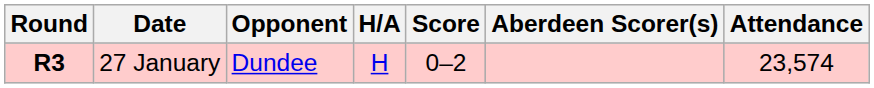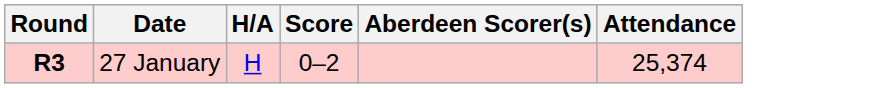- column: (289, 23)
(796, 62) 23,574 -> (670, 62) 25,374
